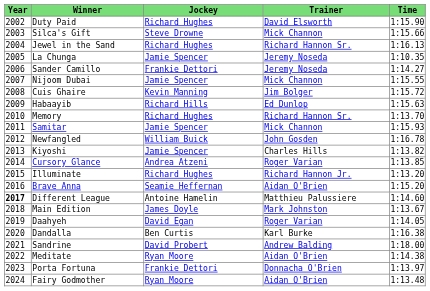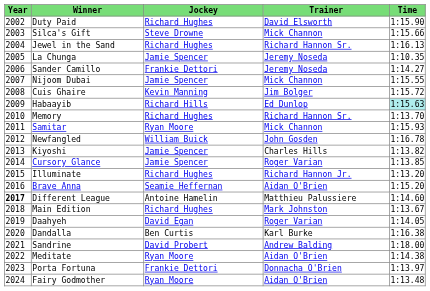(407, 104) no background -> (407, 104) paleturquoise background
(176, 128) Jamie Spencer -> (169, 128) Ryan Moore
(176, 163) Andrea Atzeni -> (176, 163) Jamie Spencer
(171, 210) James Doyle -> (179, 210) Richard Hughes
